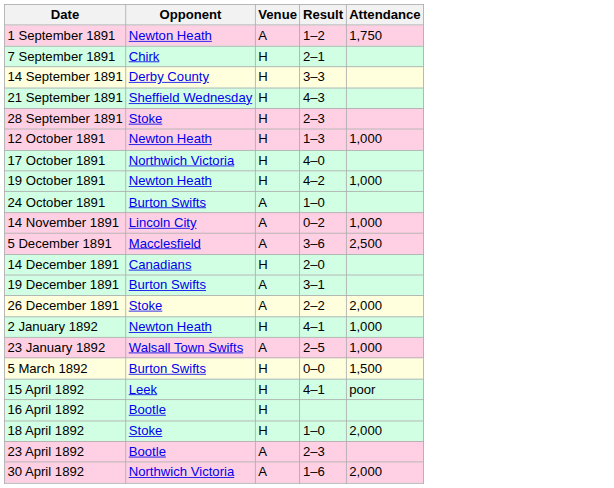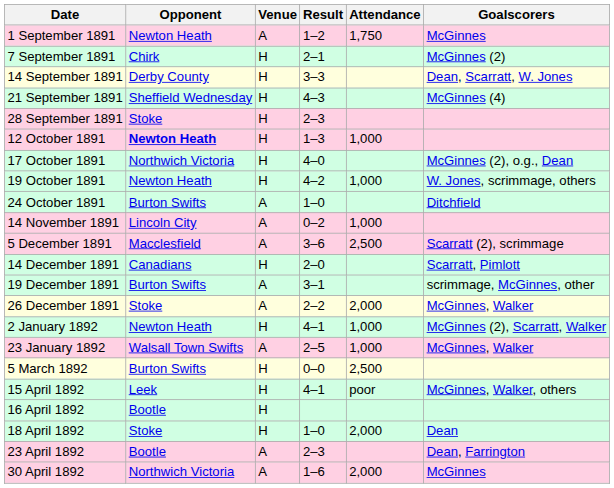+ column: (516, 14)
(170, 139) normal -> (172, 139) bold
(366, 368) 1,500 -> (366, 368) 2,500
